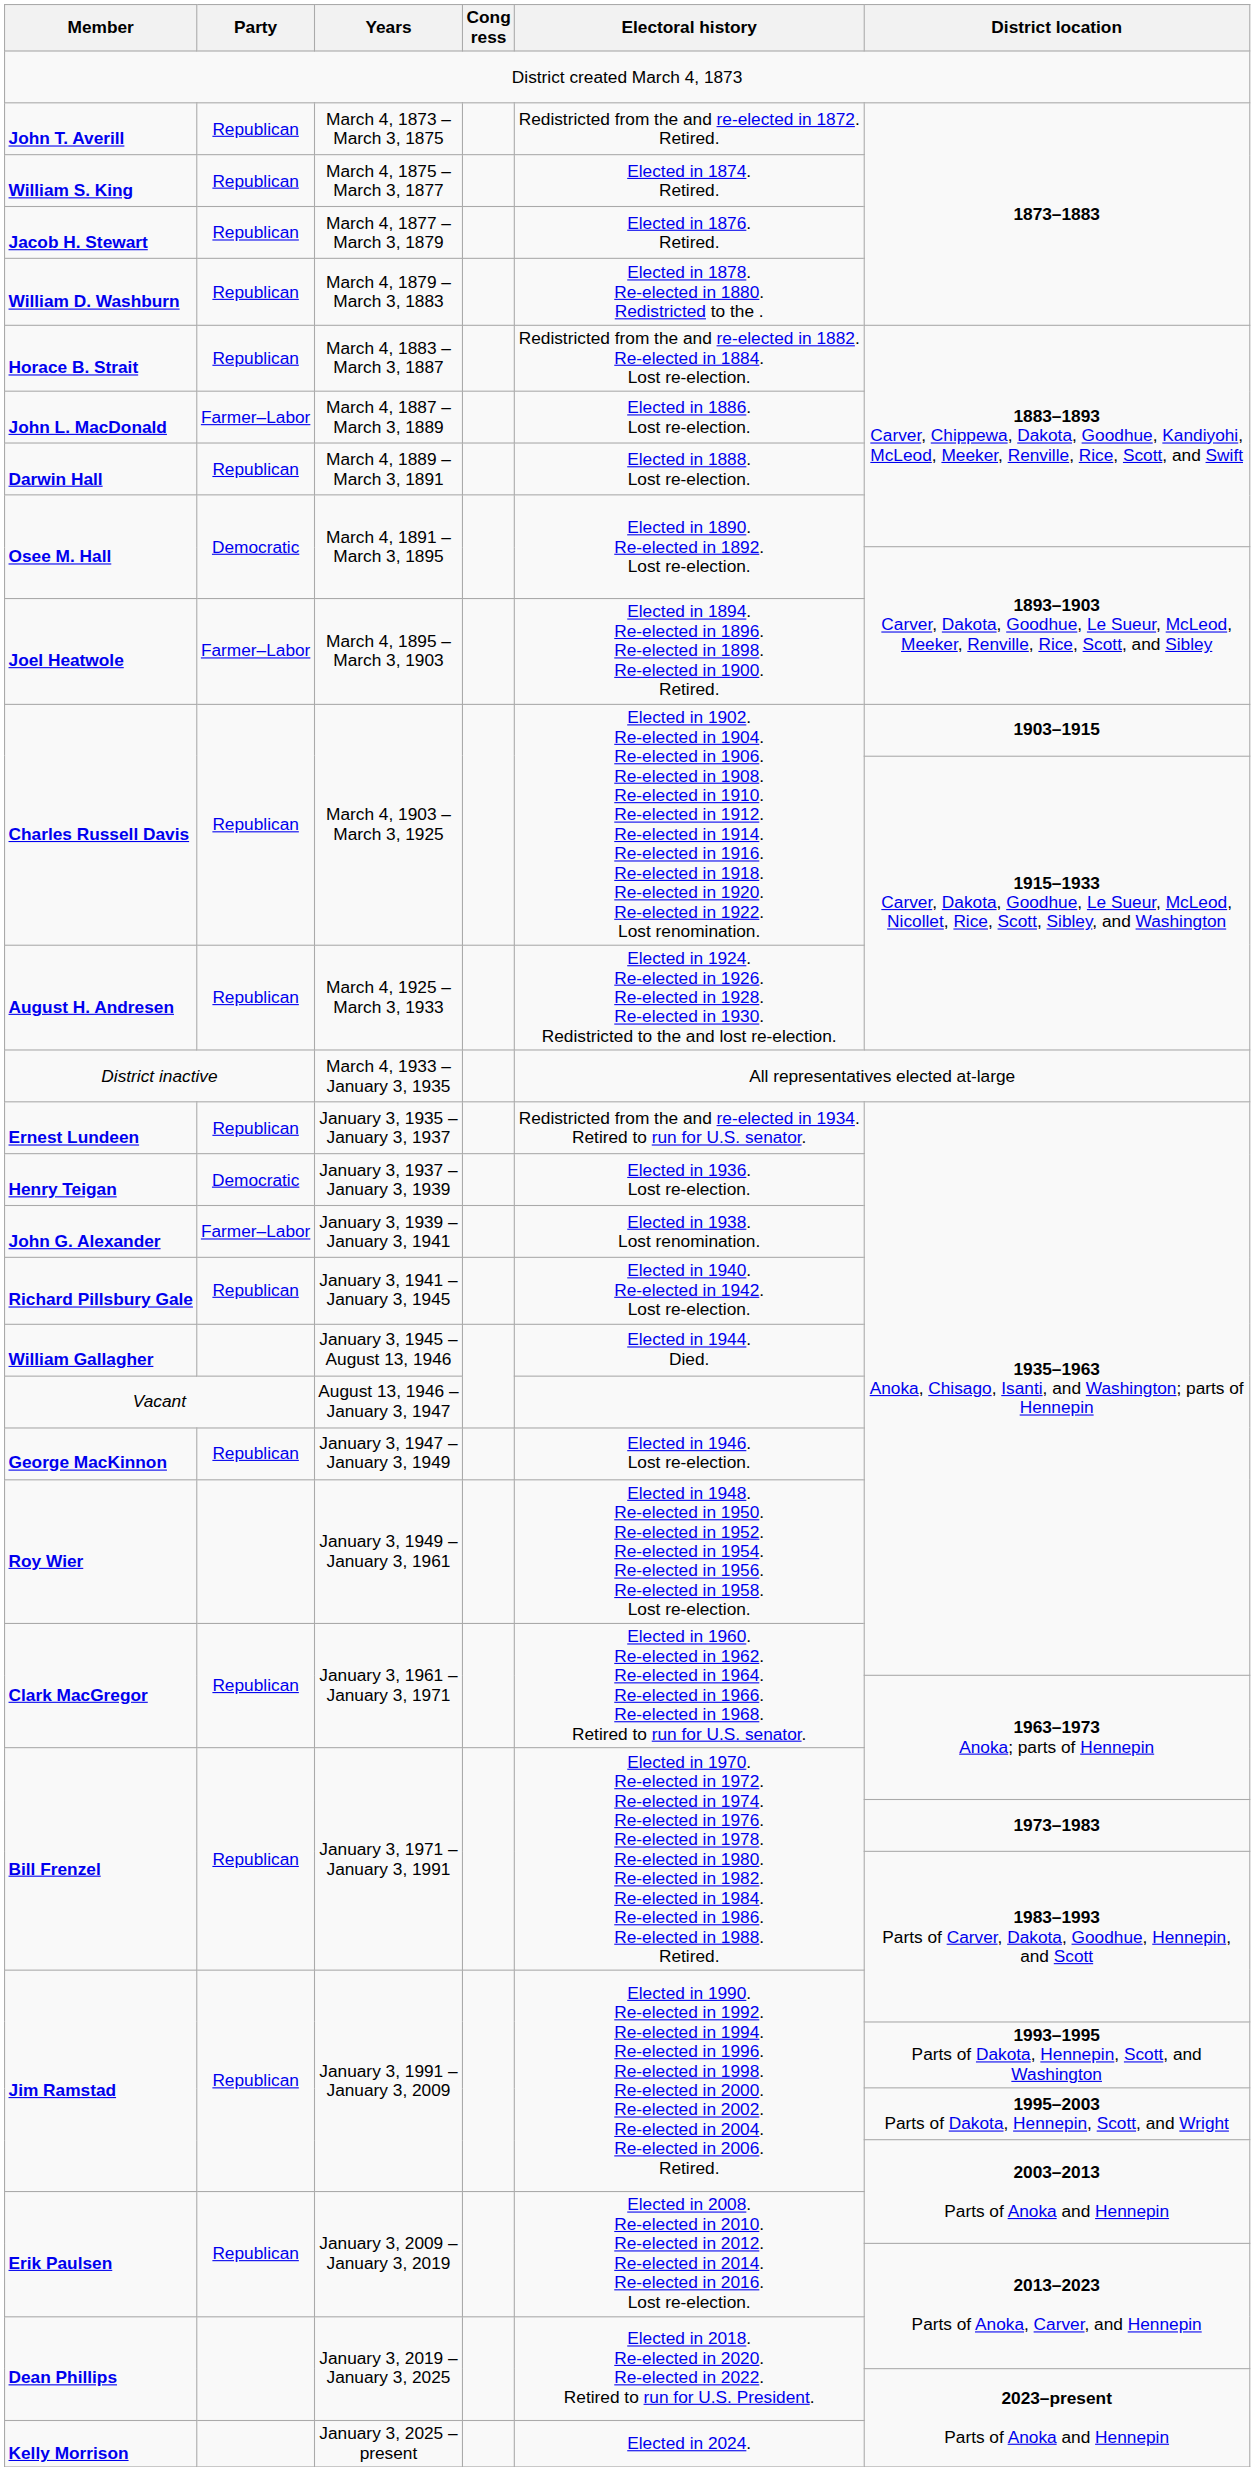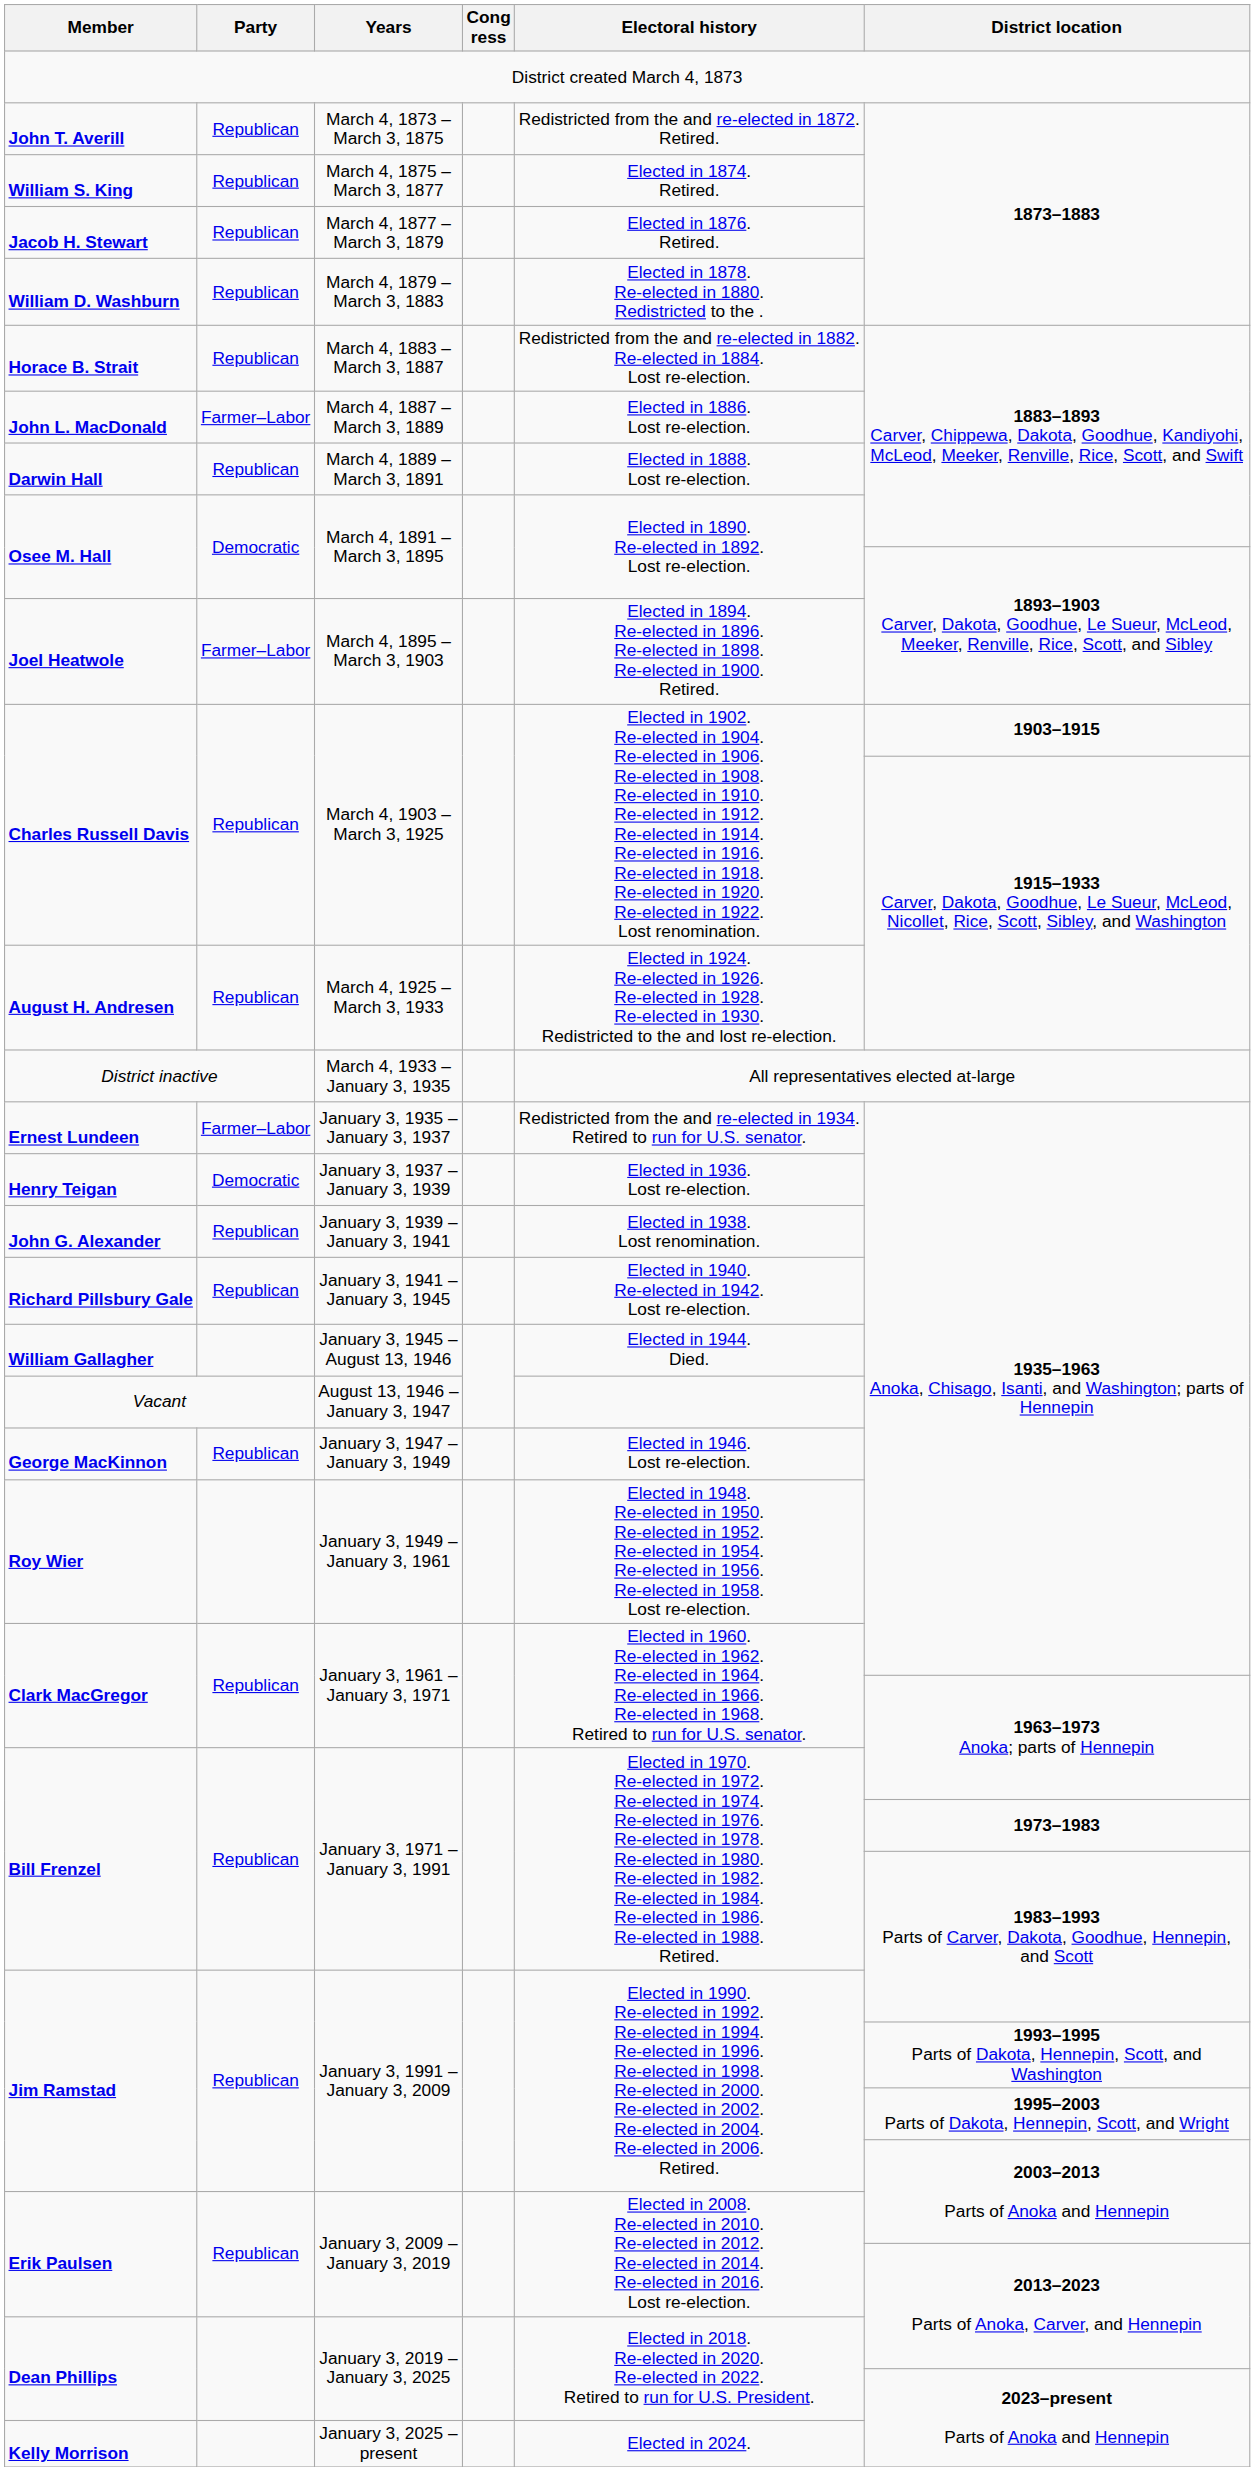(256, 1127) Republican -> (256, 1127) Farmer–Labor
(256, 1231) Farmer–Labor -> (256, 1231) Republican
